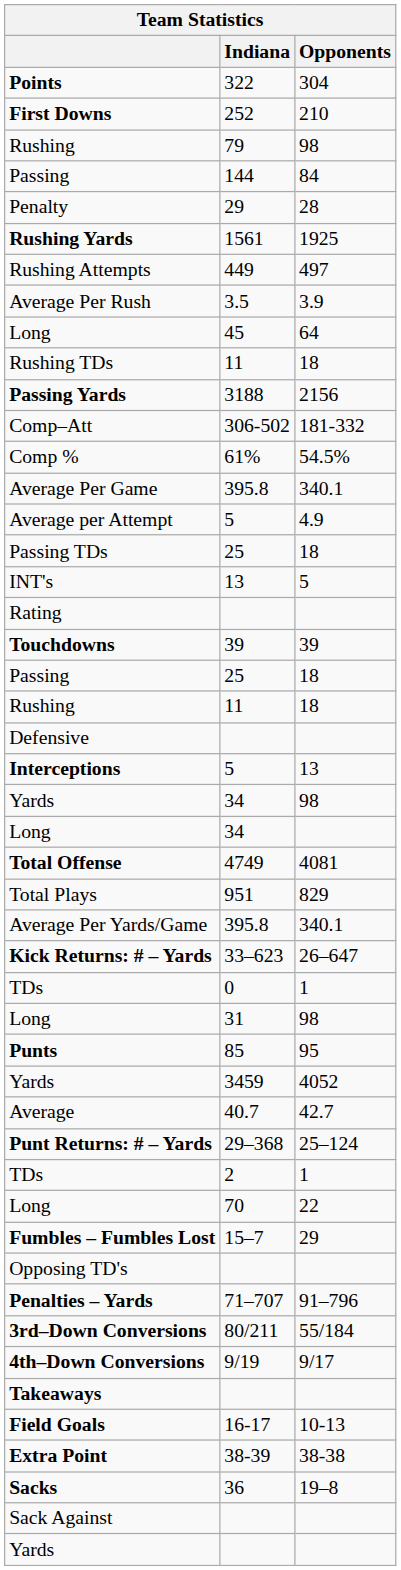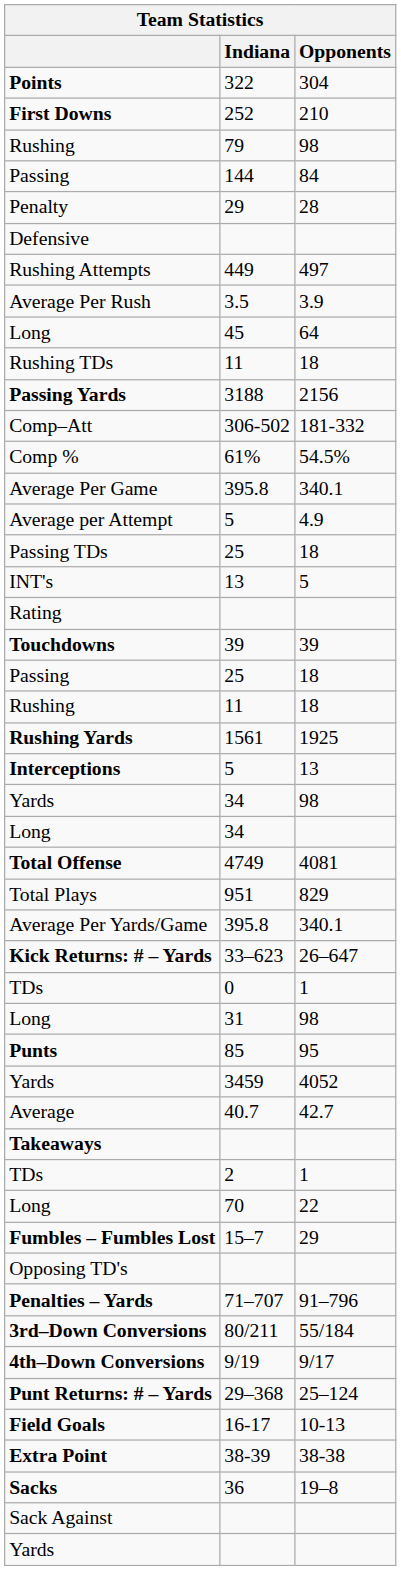rows swapped: (71, 238) <-> (49, 737)
rows swapped: (110, 1143) <-> (55, 1393)
